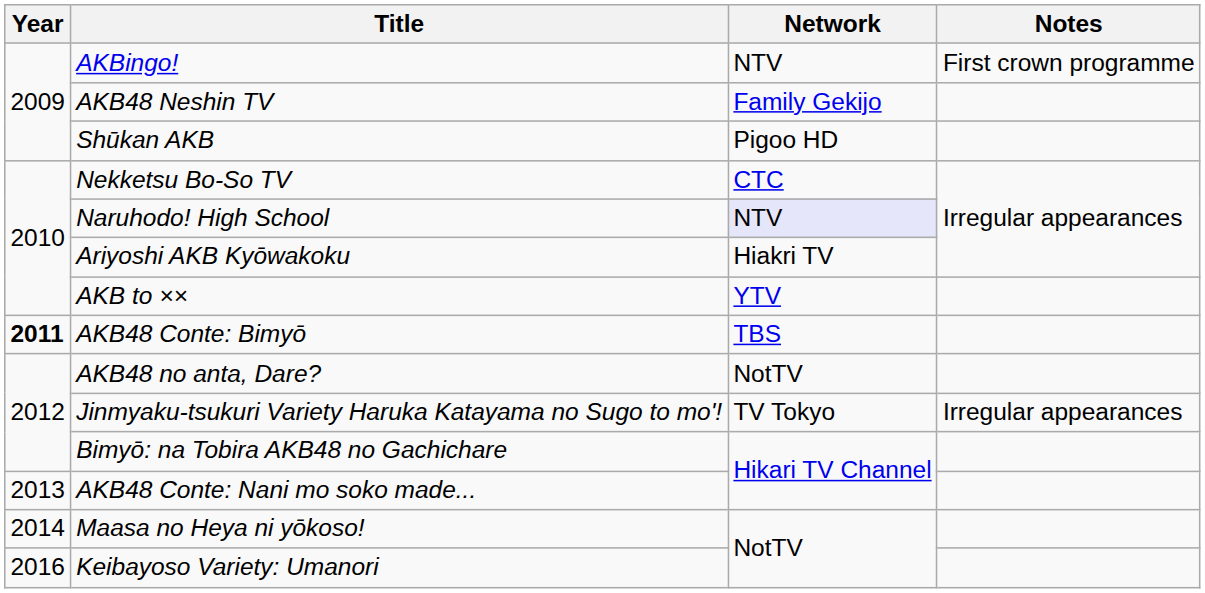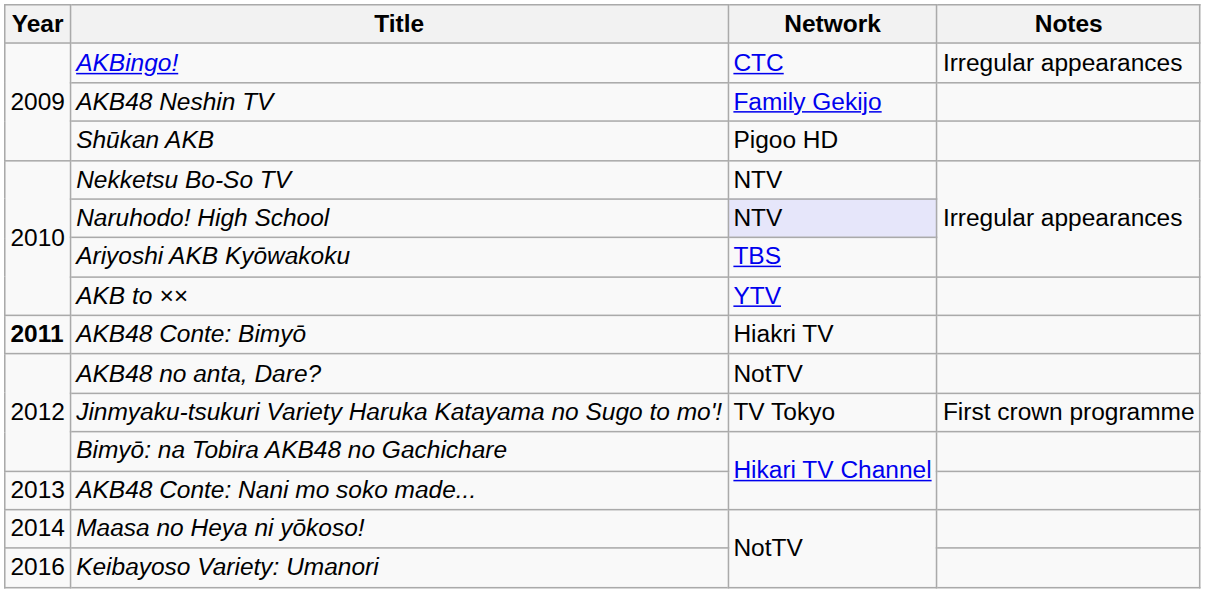(758, 62) NTV -> (759, 62) CTC
(1069, 62) First crown programme -> (1063, 62) Irregular appearances
(759, 179) CTC -> (758, 179) NTV
(784, 256) Hiakri TV -> (757, 256) TBS
(757, 334) TBS -> (784, 334) Hiakri TV
(1063, 412) Irregular appearances -> (1069, 412) First crown programme
